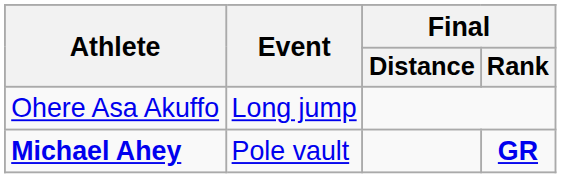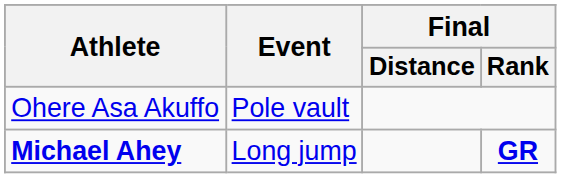(294, 109) Long jump -> (290, 109) Pole vault
(290, 151) Pole vault -> (294, 151) Long jump
